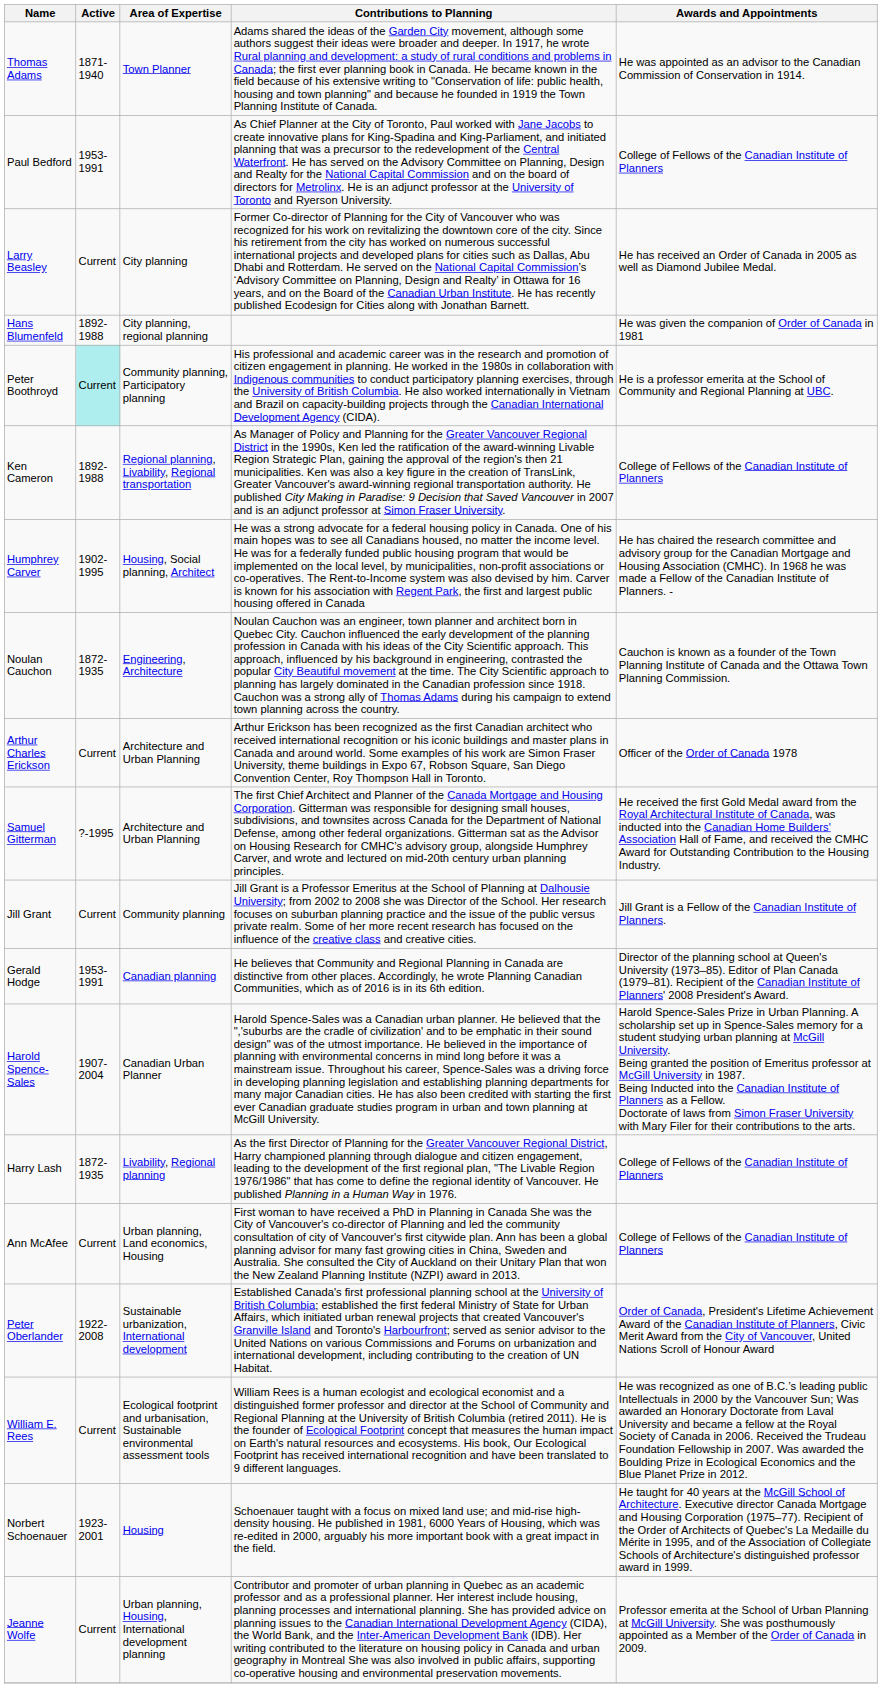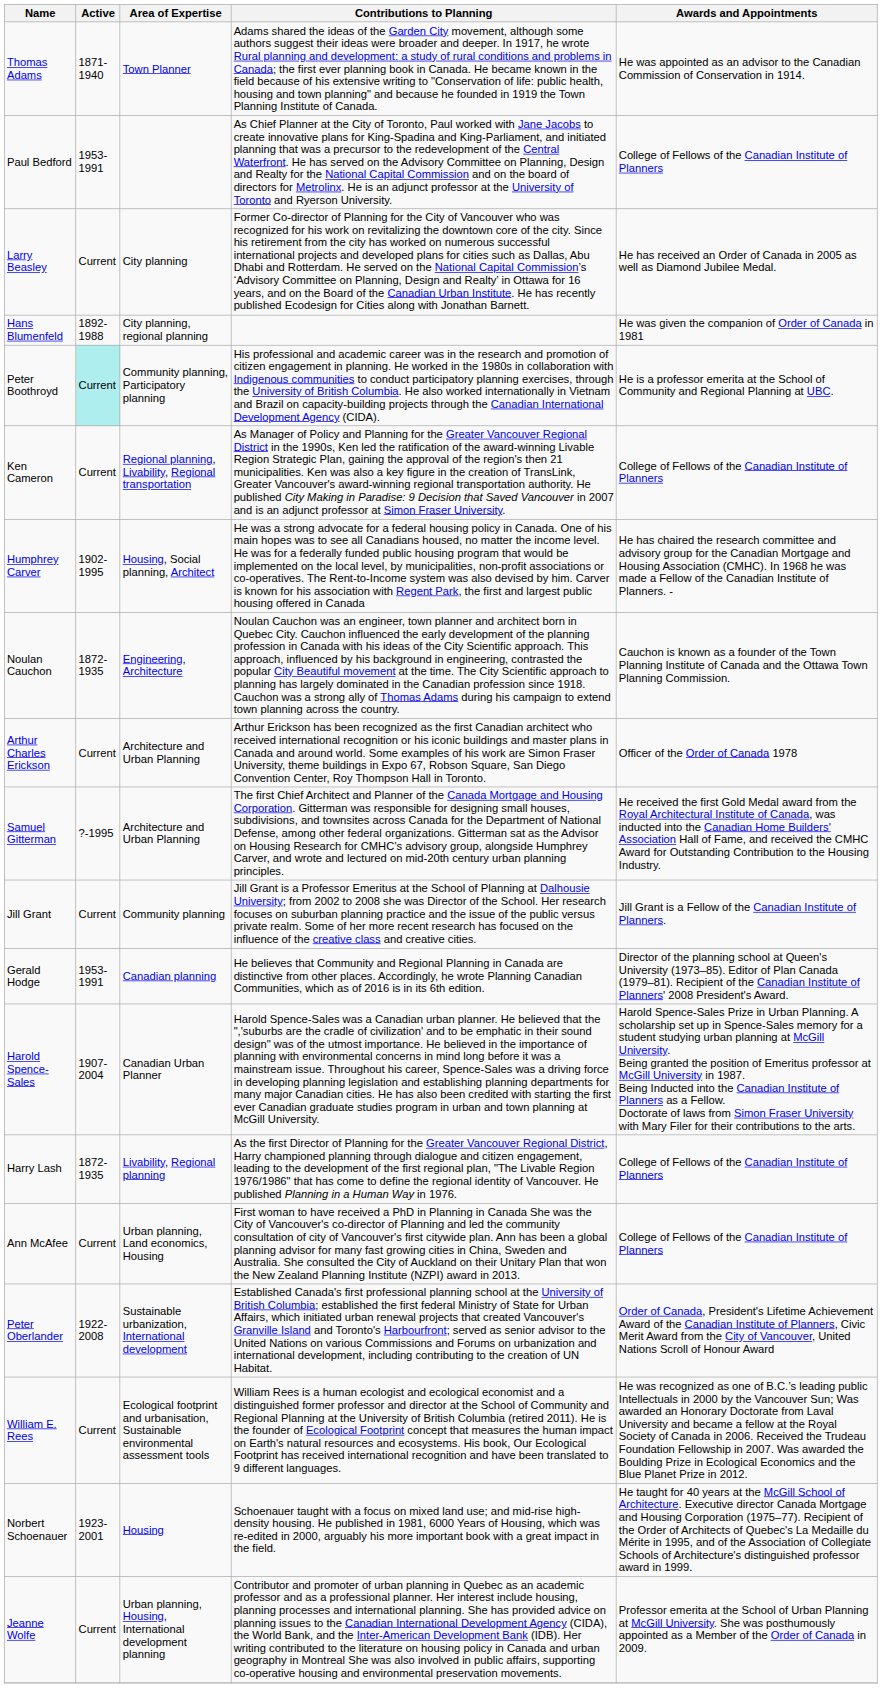(93, 472) 1892-1988 -> (97, 472) Current
